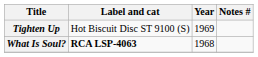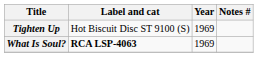(204, 44) 1968 -> (204, 44) 1969
